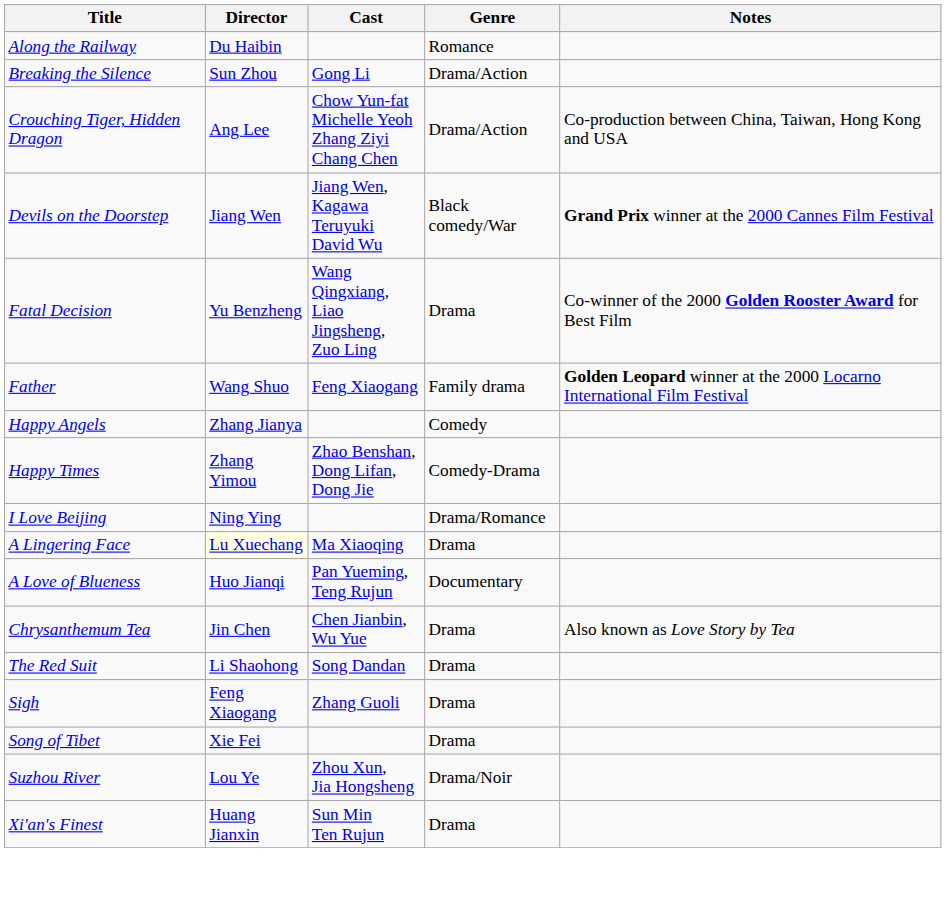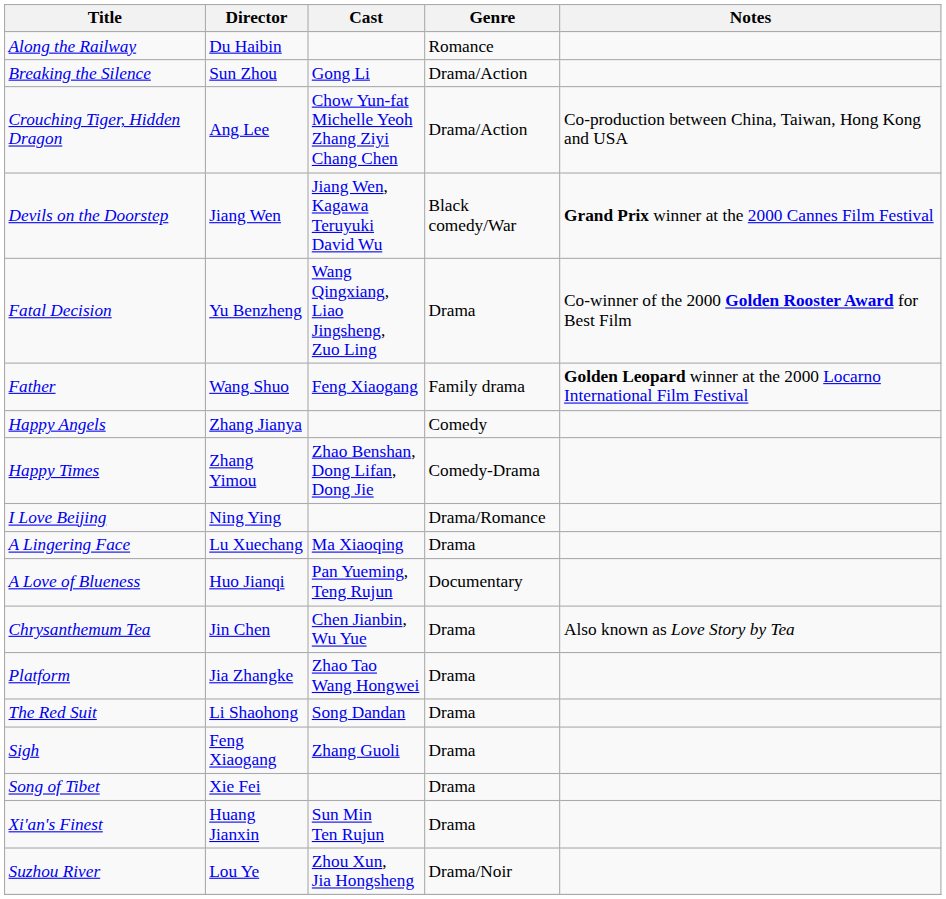(256, 544) lightyellow background -> (256, 544) no background
+ row: (39, 675)
rows swapped: (54, 777) <-> (56, 824)
